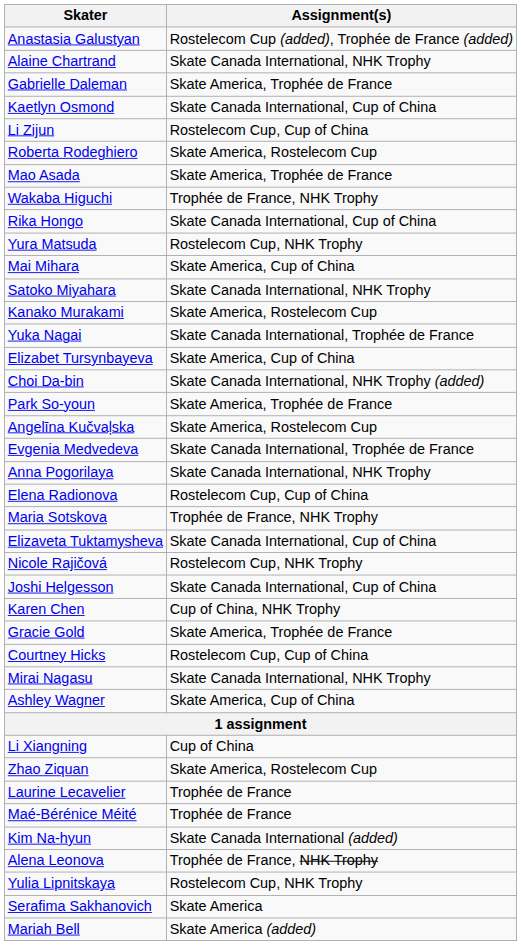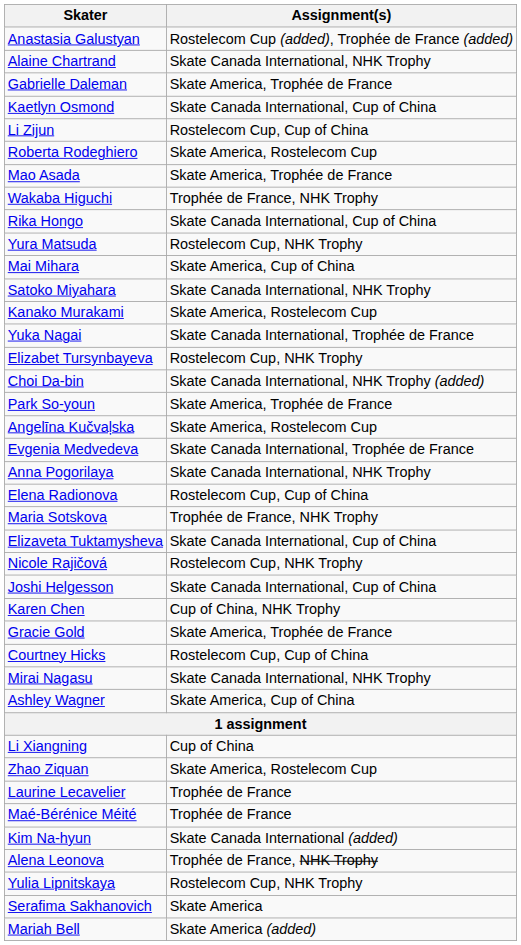(262, 358) Skate America, Cup of China -> (266, 358) Rostelecom Cup, NHK Trophy
